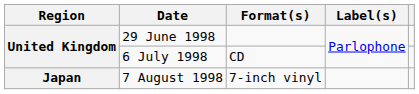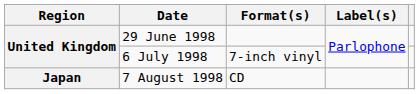(237, 57) CD -> (276, 57) 7-inch vinyl
(276, 78) 7-inch vinyl -> (237, 78) CD
